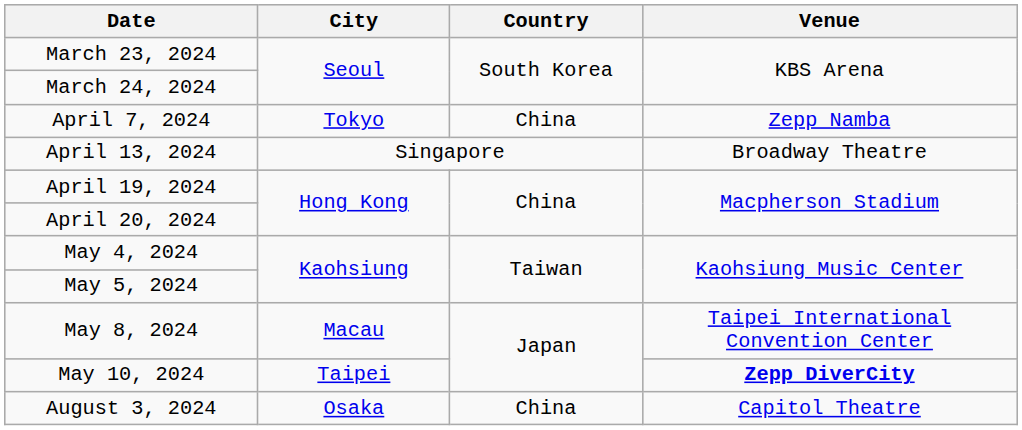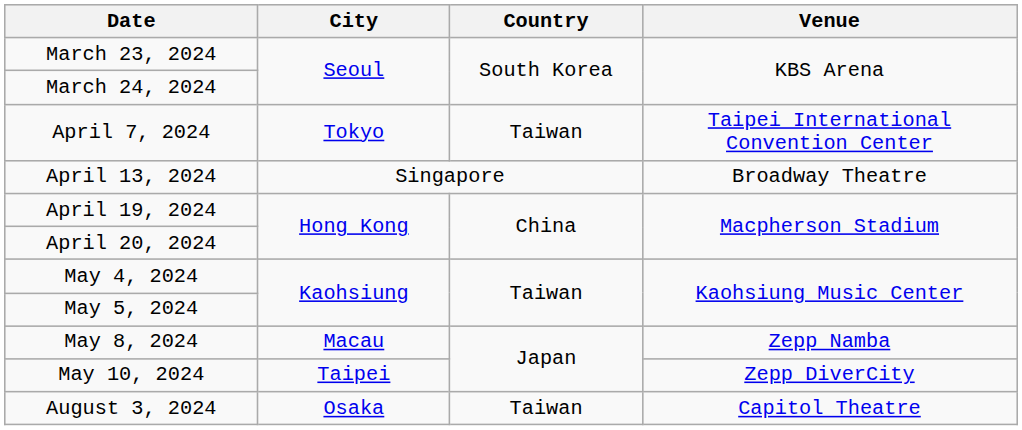(546, 120) China -> (546, 132) Taiwan
(829, 120) Zepp Namba -> (829, 132) Taipei International Convention Center
(829, 330) Taipei International Convention Center -> (829, 342) Zepp Namba
(829, 375) bold -> (829, 375) normal
(546, 408) China -> (546, 408) Taiwan
